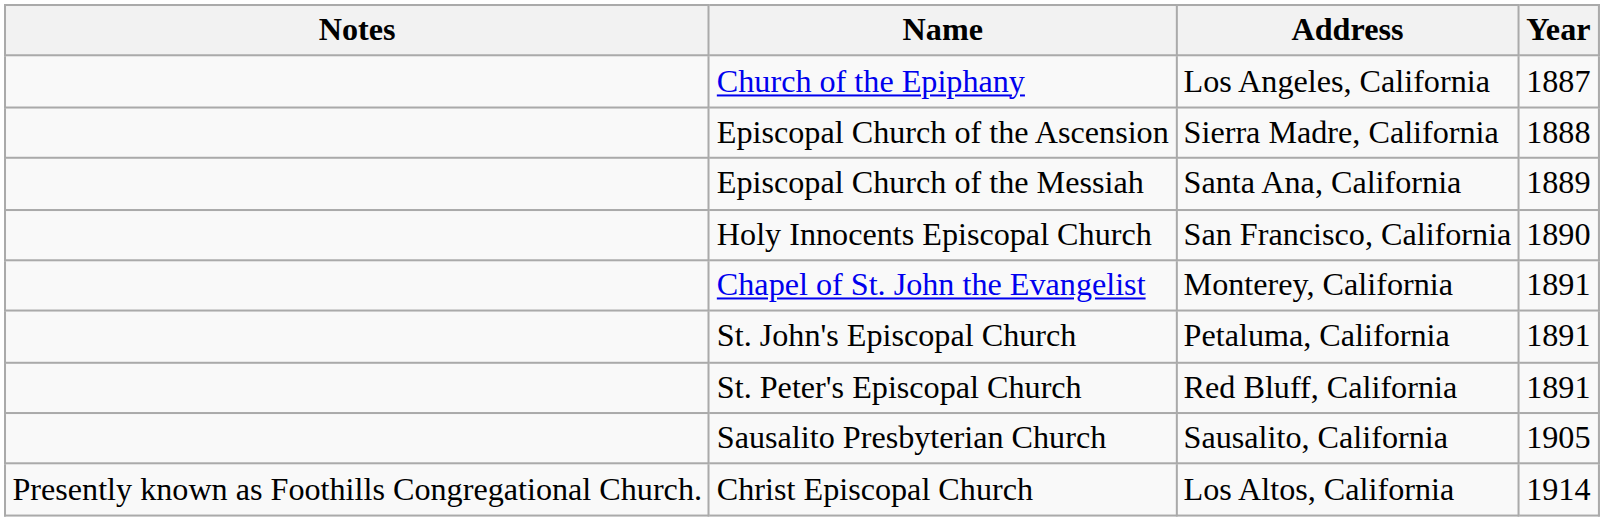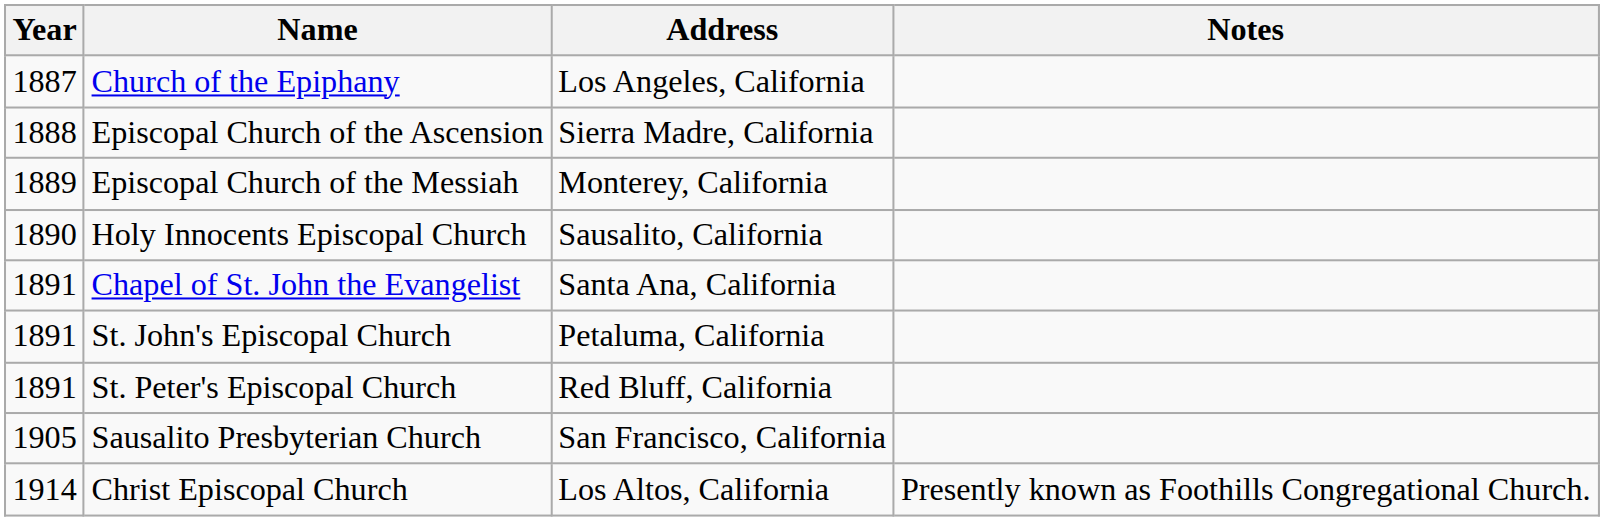columns swapped: (1558, 30) <-> (357, 30)
(1322, 183) Santa Ana, California -> (693, 183) Monterey, California
(1347, 234) San Francisco, California -> (691, 234) Sausalito, California
(1318, 285) Monterey, California -> (697, 285) Santa Ana, California
(1316, 438) Sausalito, California -> (722, 438) San Francisco, California
